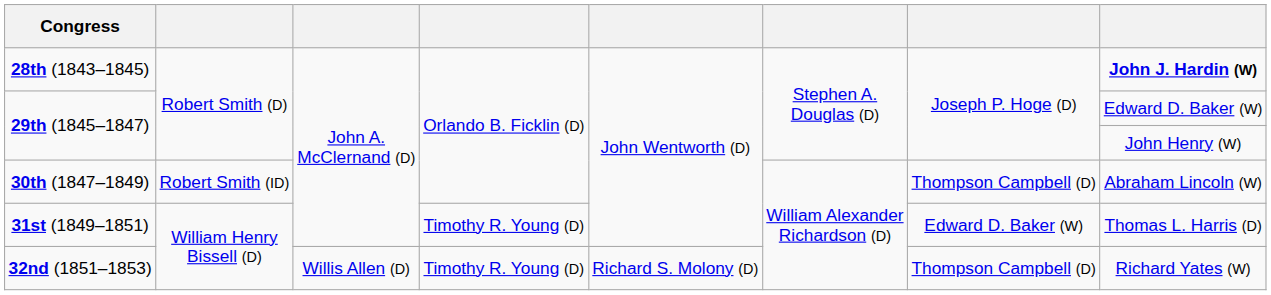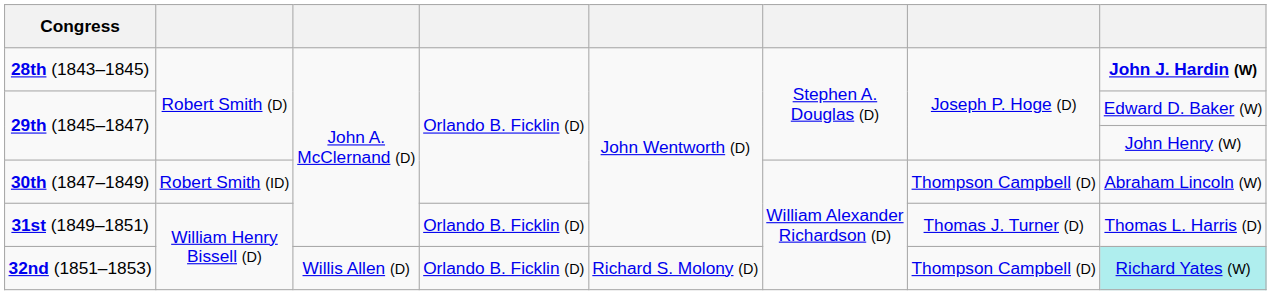(504, 224) Timothy R. Young (D) -> (504, 224) Orlando B. Ficklin (D)
(1004, 224) Edward D. Baker (W) -> (1004, 224) Thomas J. Turner (D)
(504, 268) Timothy R. Young (D) -> (504, 268) Orlando B. Ficklin (D)
(1183, 268) no background -> (1183, 268) paleturquoise background
